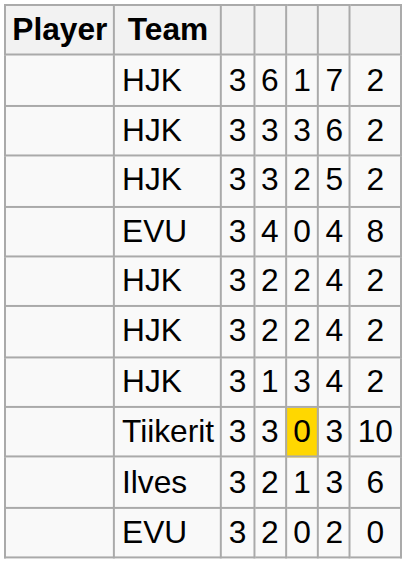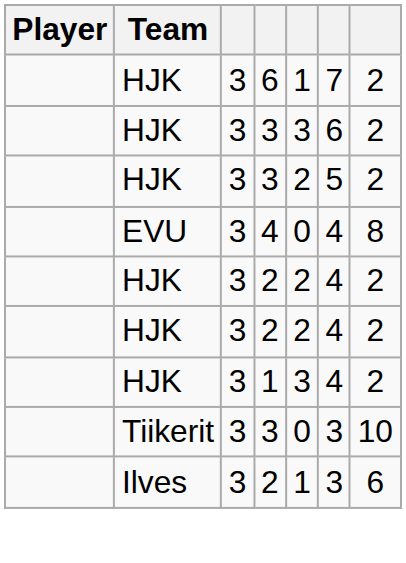(302, 431) gold background -> (302, 431) no background
- row: (155, 532)
